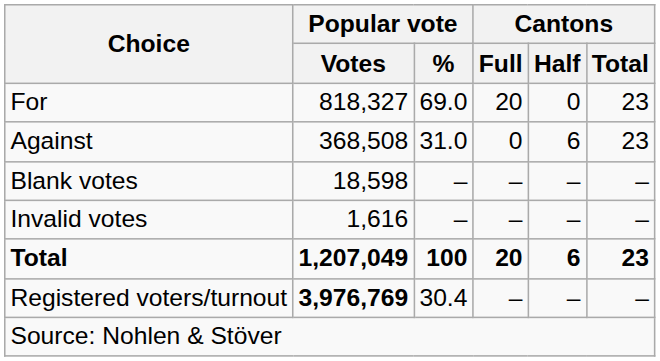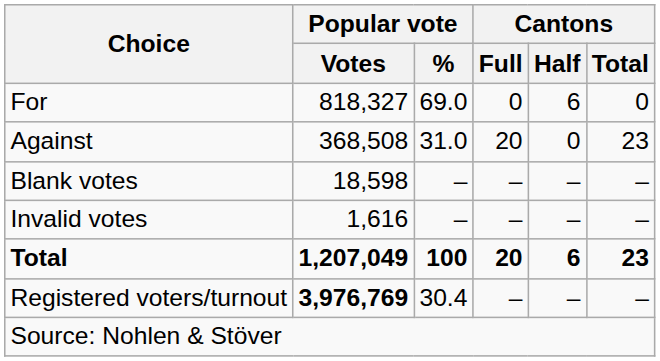(509, 102) 20 -> (516, 102) 0
(574, 102) 0 -> (574, 102) 6
(635, 102) 23 -> (642, 102) 0
(516, 141) 0 -> (509, 141) 20
(574, 141) 6 -> (574, 141) 0
